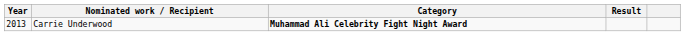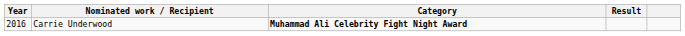(16, 24) 2013 -> (16, 24) 2016
